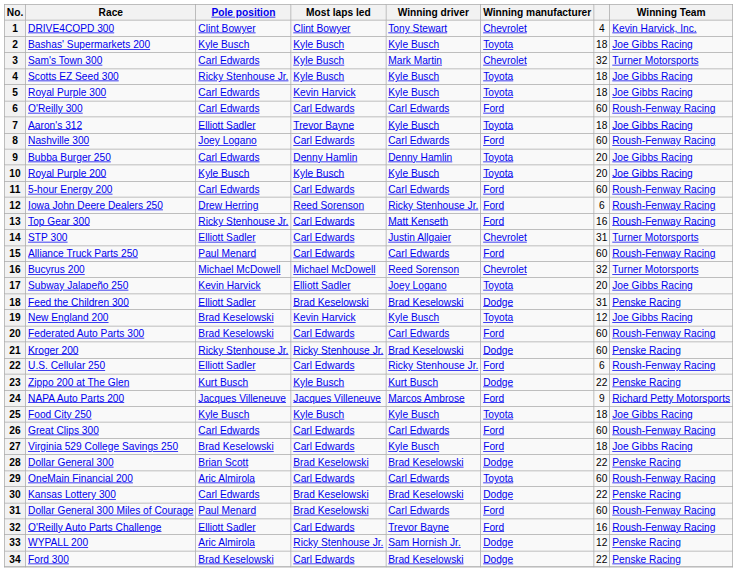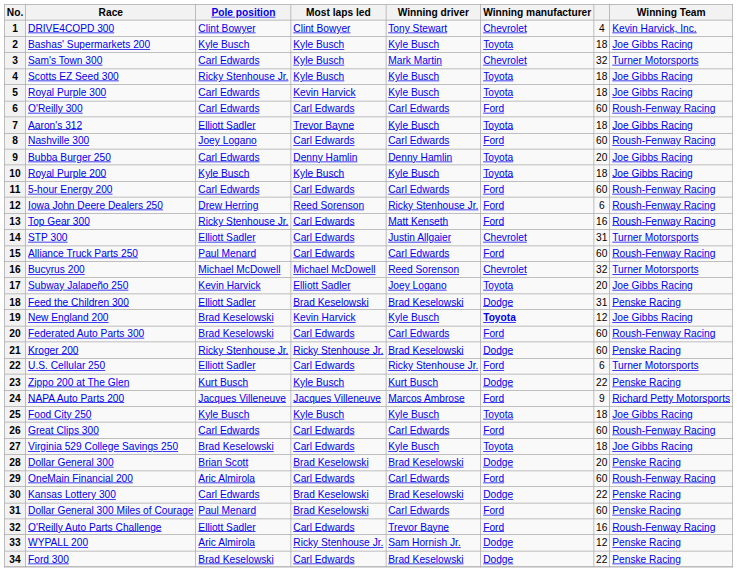(602, 173) 20 -> (602, 173) 18
(498, 317) normal -> (499, 317) bold
(664, 366) Roush-Fenway Racing -> (655, 366) Turner Motorsports
(494, 446) Ford -> (498, 446) Toyota
(602, 462) 22 -> (602, 462) 20
(498, 478) Toyota -> (494, 478) Ford
(664, 510) Roush-Fenway Racing -> (647, 510) Penske Racing
